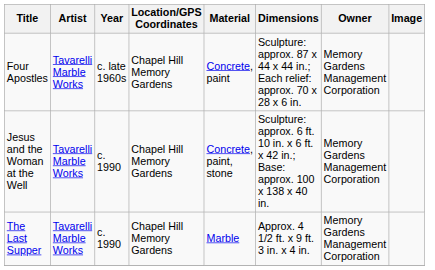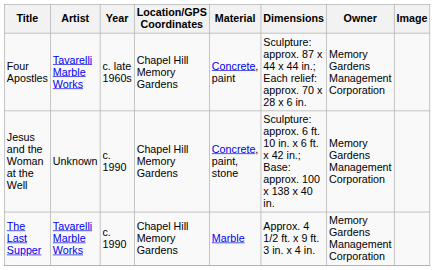(73, 161) Tavarelli Marble Works -> (75, 161) Unknown
